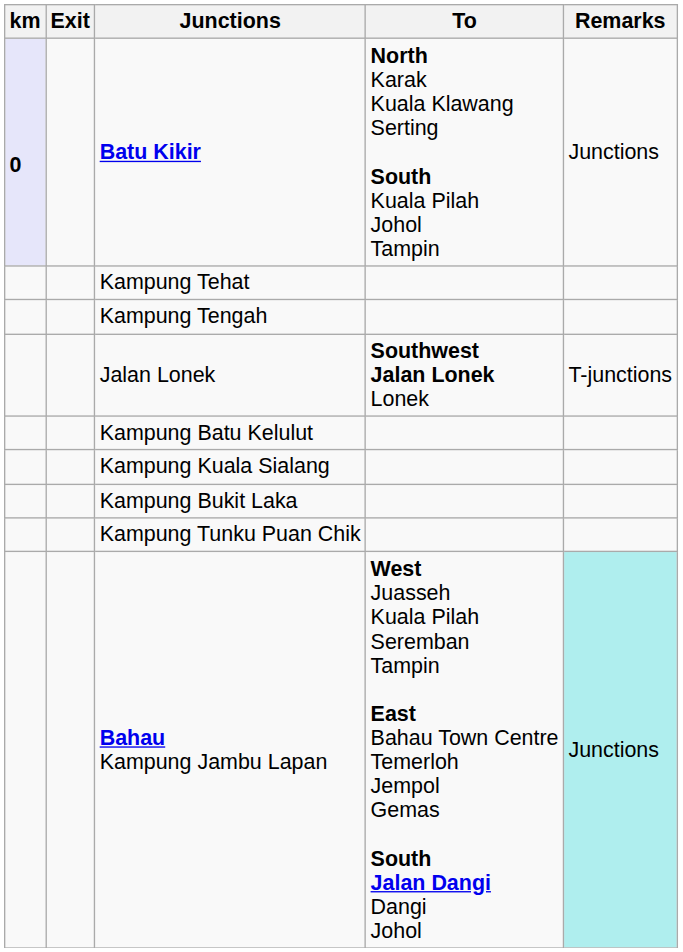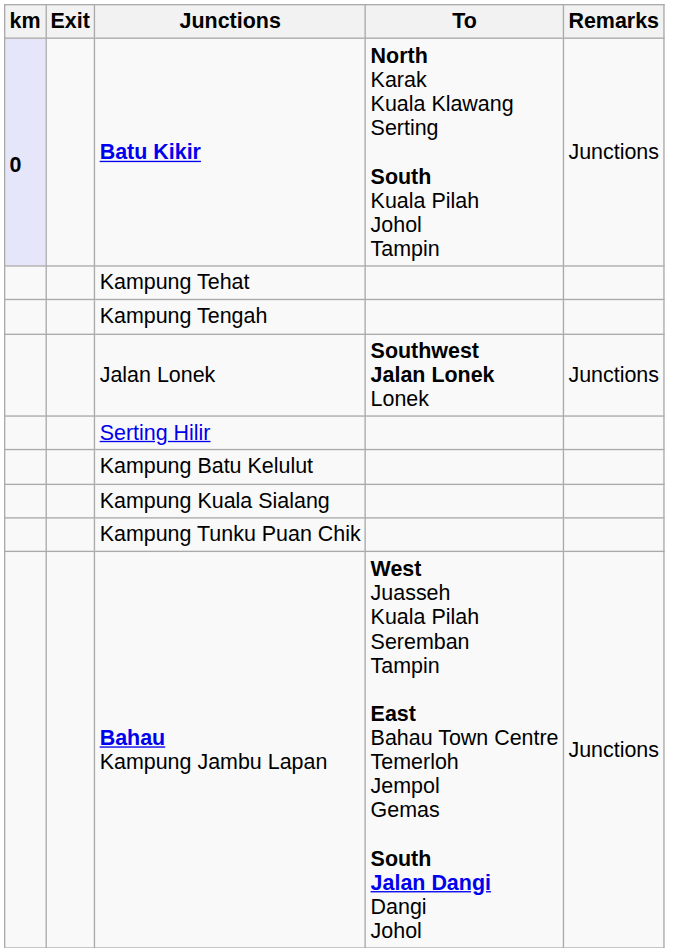(620, 374) T-junctions -> (614, 374) Junctions
+ row: (155, 432)
- row: (199, 500)
(614, 749) paleturquoise background -> (614, 749) no background
